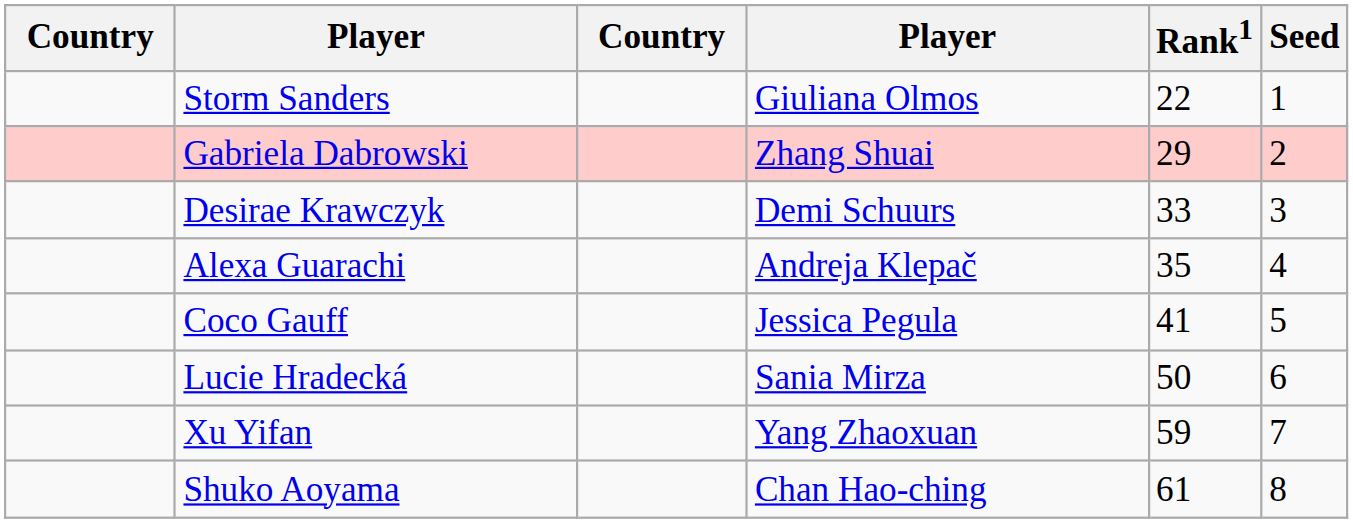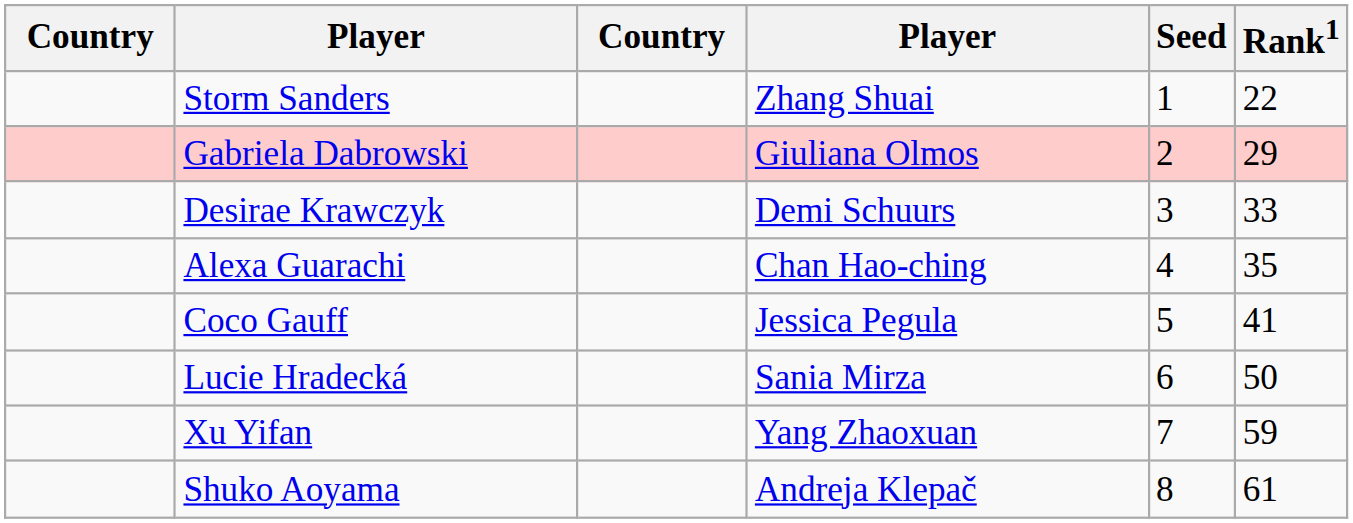columns swapped: (1205, 37) <-> (1304, 37)
(867, 97) Giuliana Olmos -> (844, 97) Zhang Shuai
(844, 153) Zhang Shuai -> (867, 153) Giuliana Olmos
(866, 265) Andreja Klepač -> (871, 265) Chan Hao-ching
(871, 488) Chan Hao-ching -> (866, 488) Andreja Klepač
